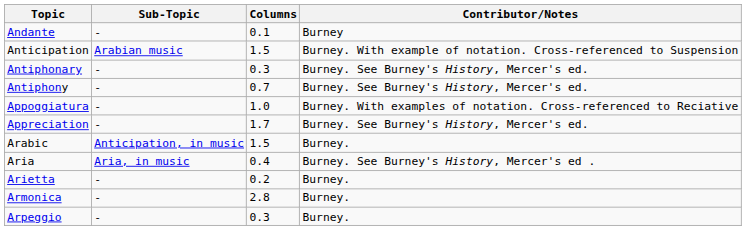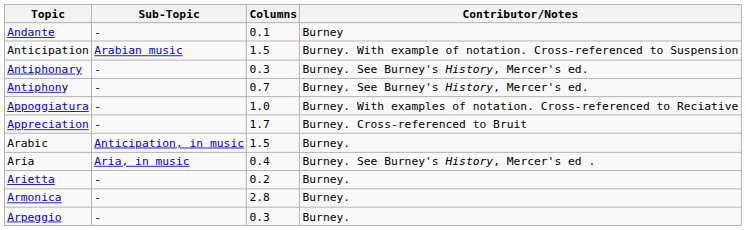(445, 124) Burney. See Burney's History, Mercer's ed. -> (415, 124) Burney. Cross-referenced to Bruit
